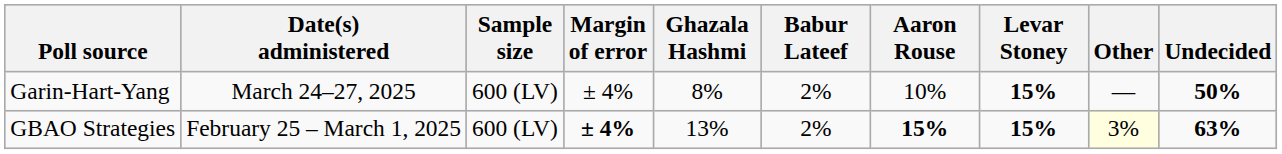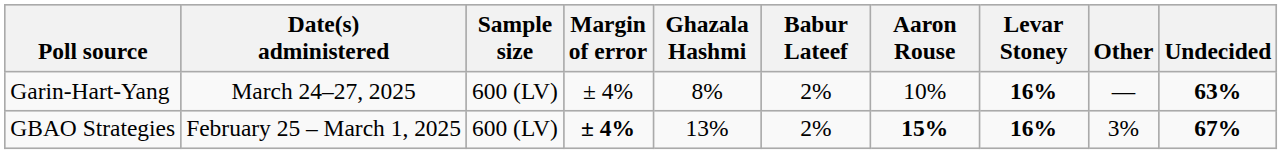(1034, 90) 15% -> (1034, 90) 16%
(1218, 90) 50% -> (1218, 90) 63%
(1034, 129) 15% -> (1034, 129) 16%
(1123, 129) lightyellow background -> (1123, 129) no background
(1218, 129) 63% -> (1218, 129) 67%
